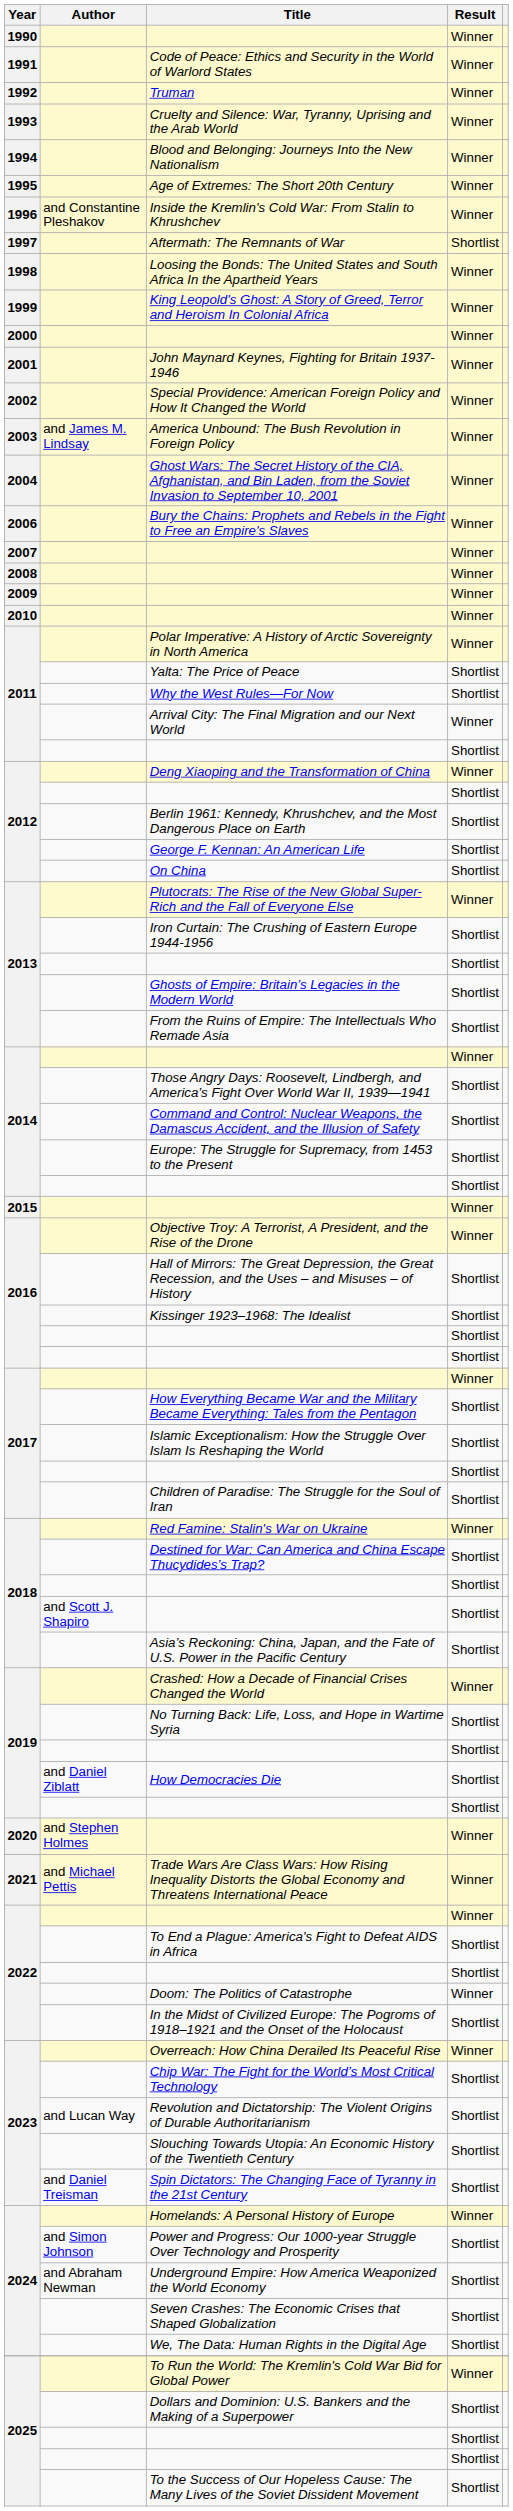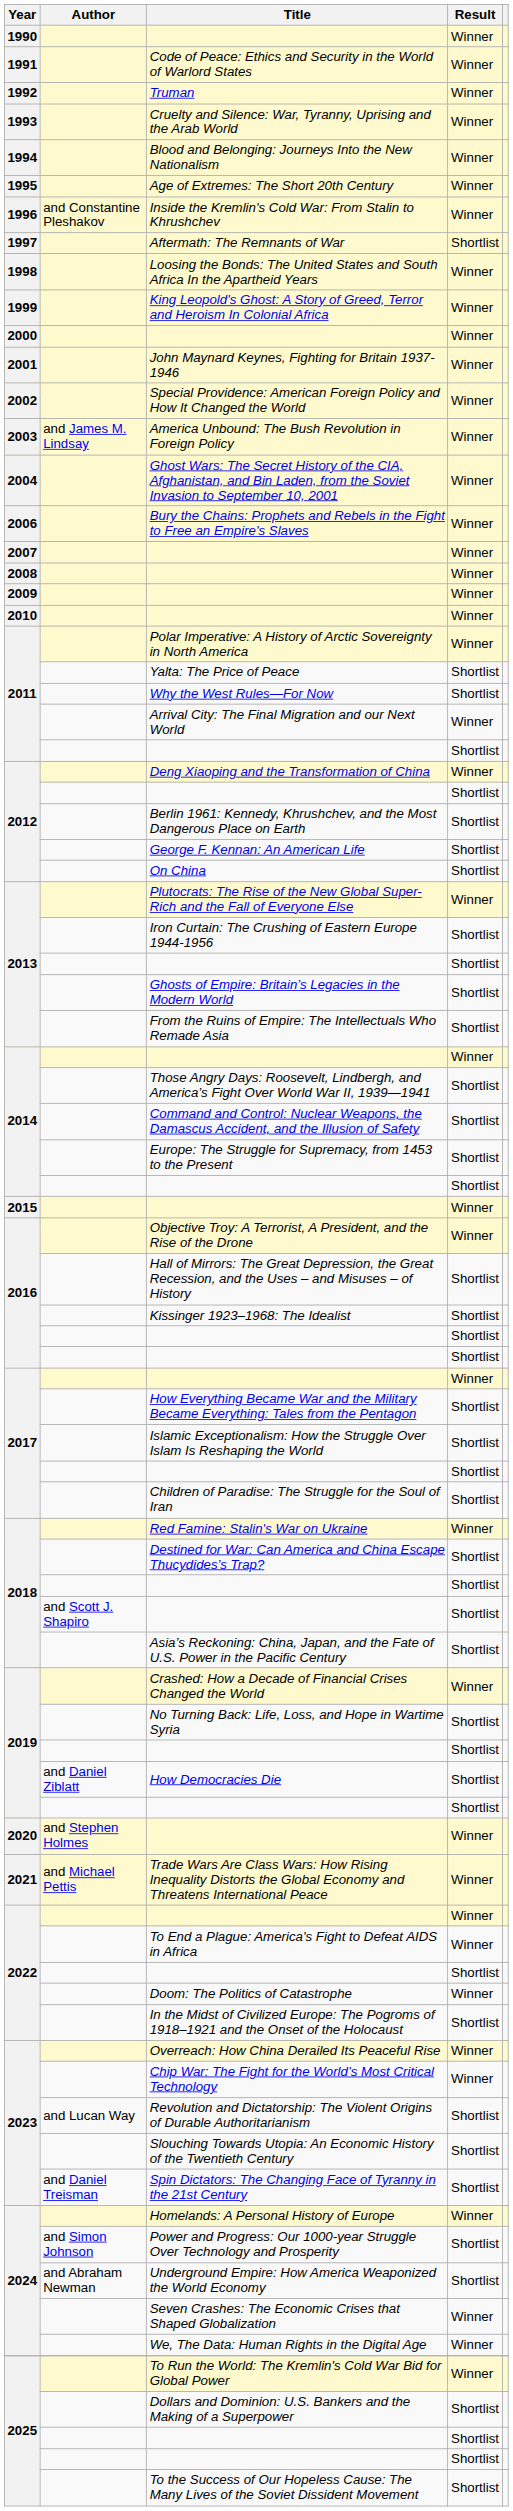(475, 1944) Shortlist -> (472, 1944) Winner
(475, 2079) Shortlist -> (472, 2079) Winner
(475, 2316) Shortlist -> (472, 2316) Winner
(475, 2345) Shortlist -> (472, 2345) Winner
